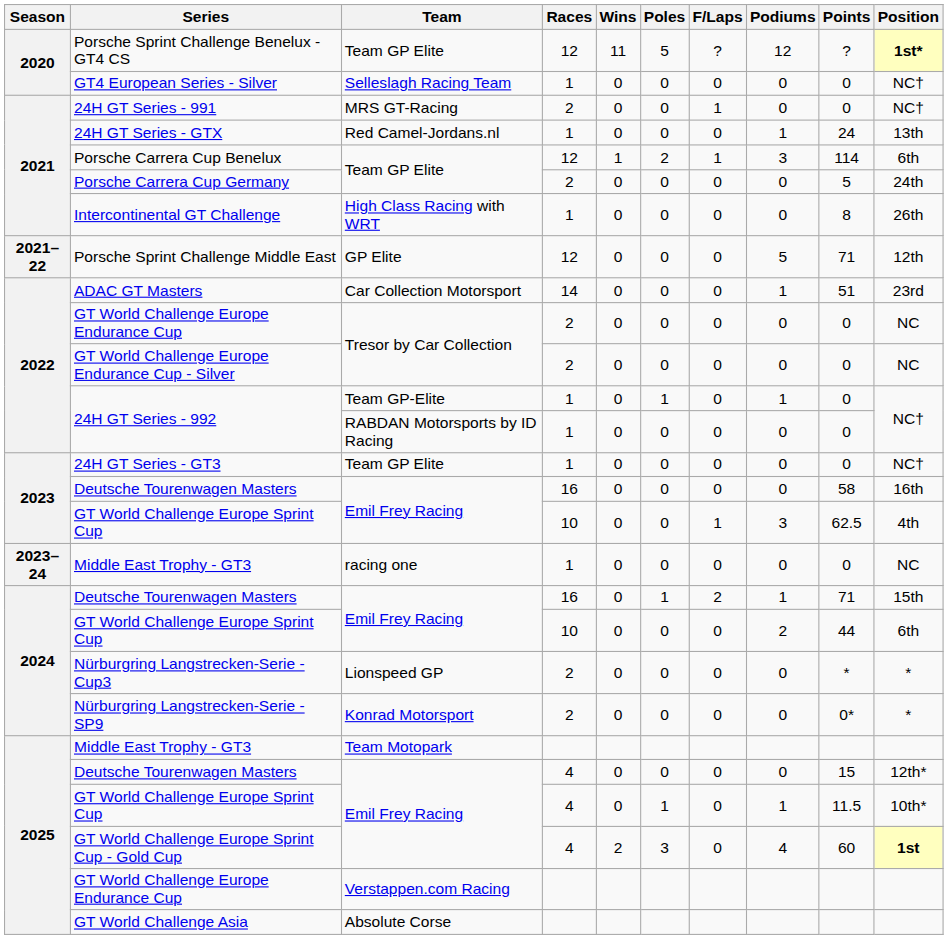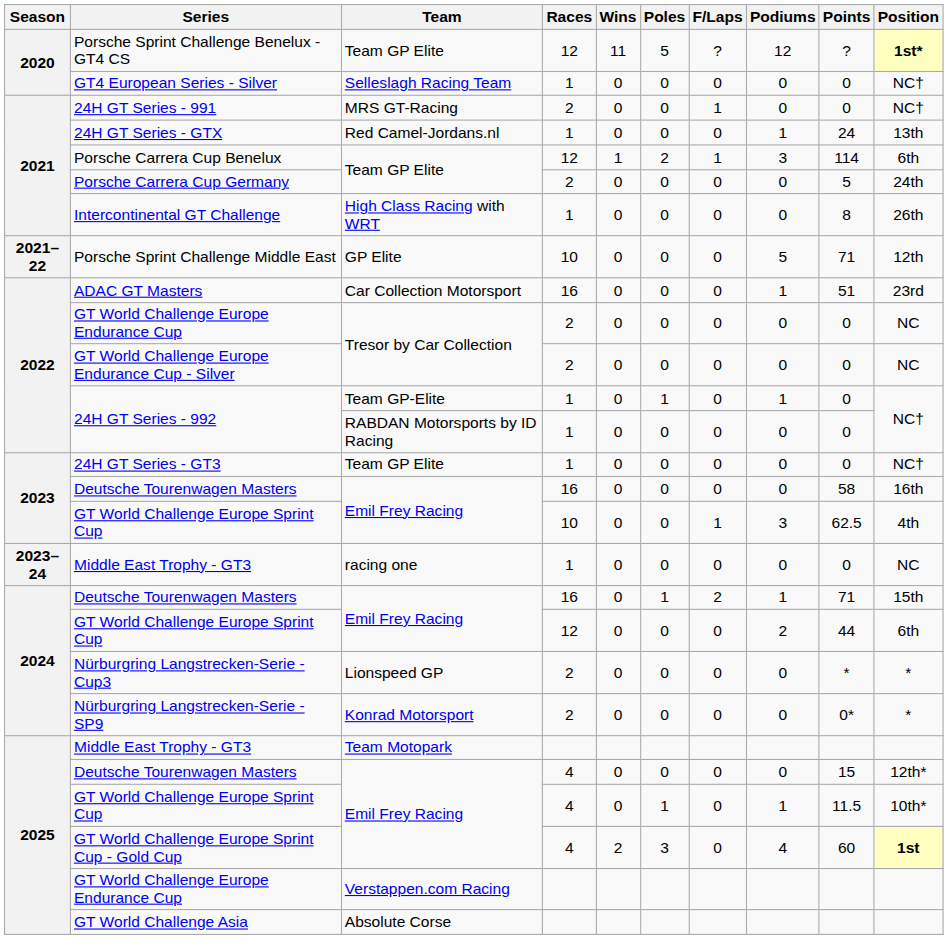(569, 257) 12 -> (569, 257) 10
(569, 290) 14 -> (569, 290) 16
(569, 631) 10 -> (569, 631) 12
